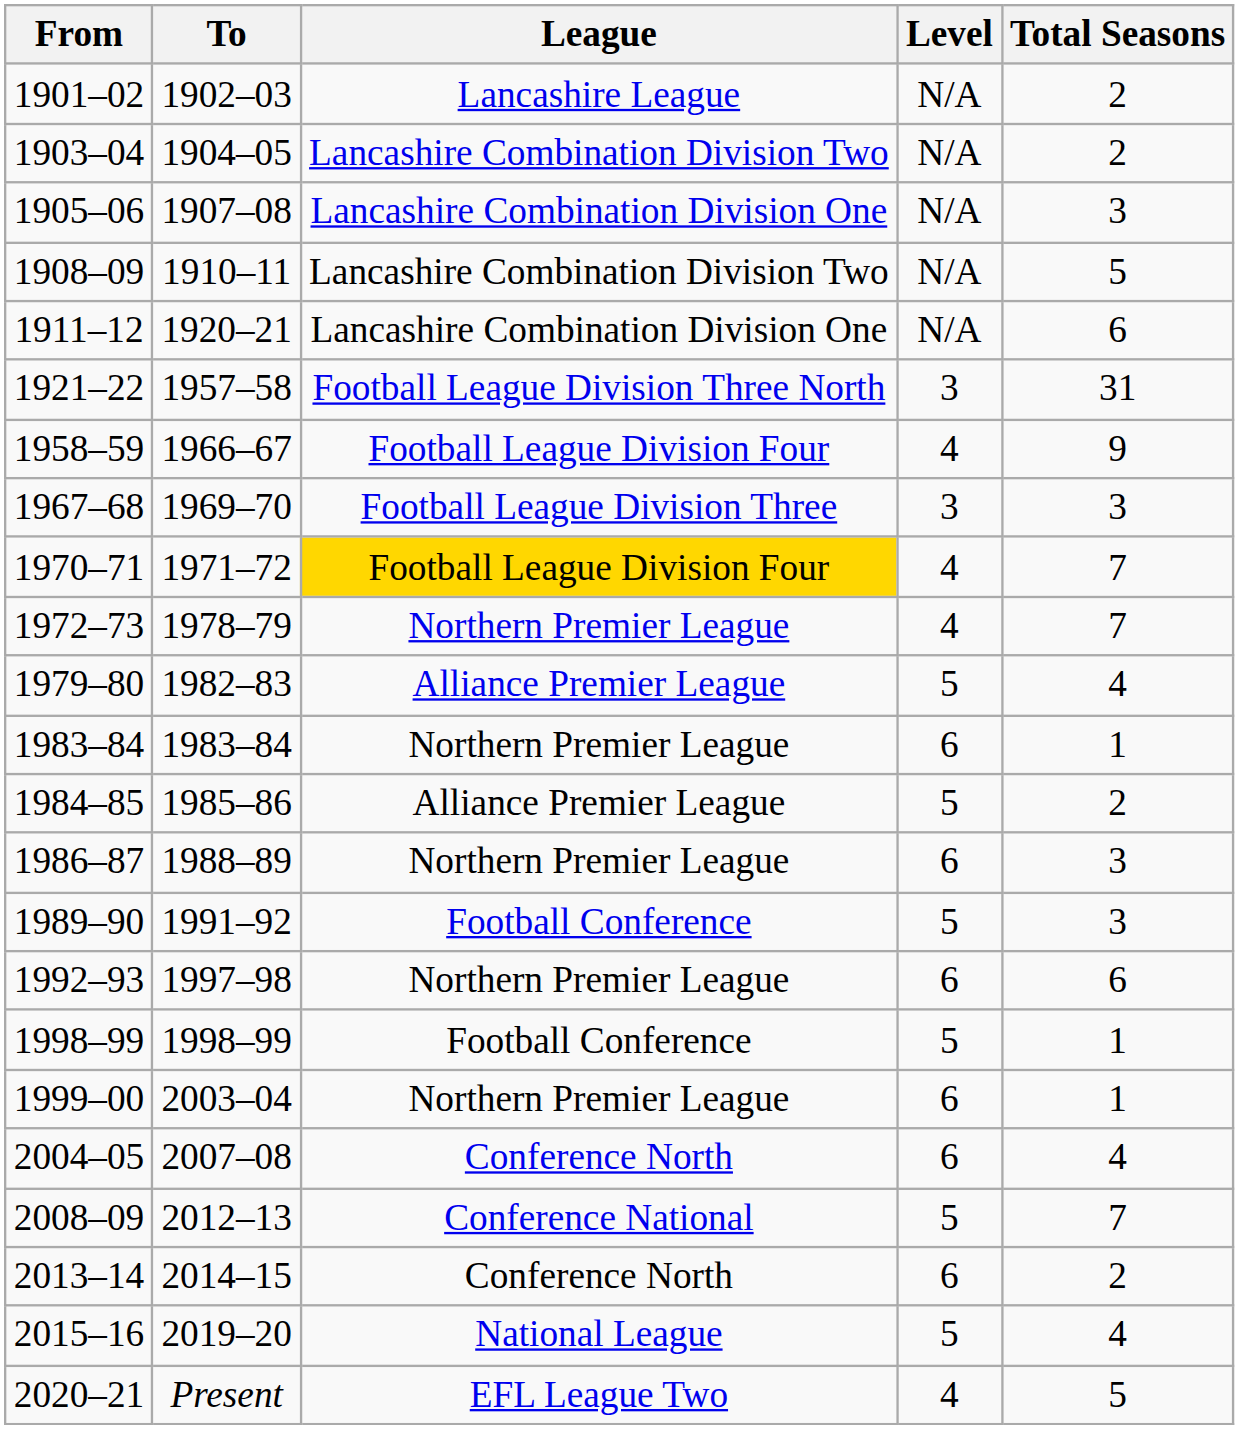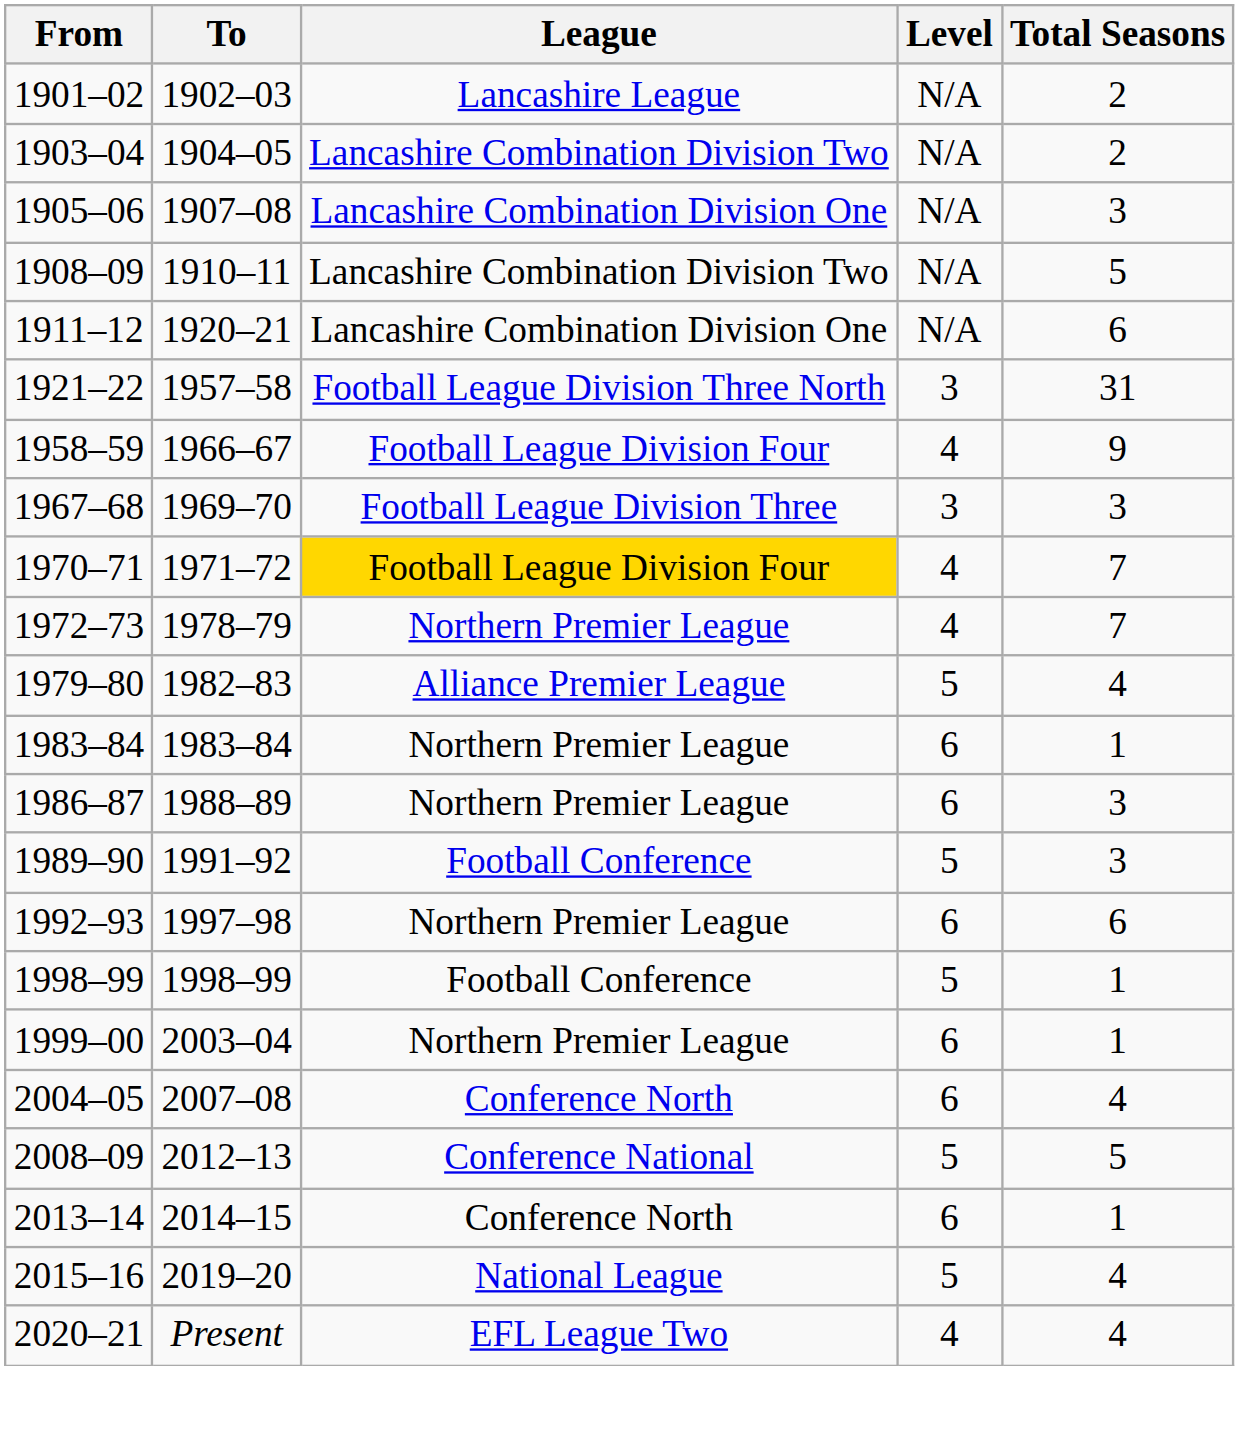- row: (79, 802)
(1118, 1216) 7 -> (1118, 1157) 5
(1118, 1275) 2 -> (1118, 1216) 1
(1118, 1393) 5 -> (1118, 1334) 4
